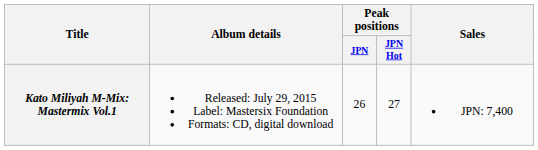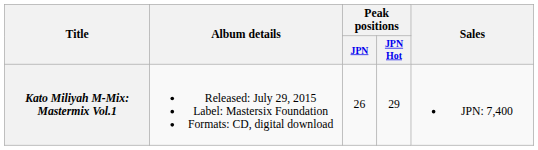(394, 104) 27 -> (394, 104) 29
